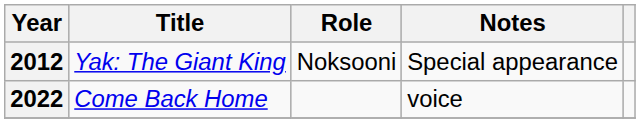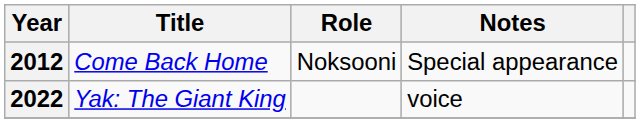(180, 61) Yak: The Giant King -> (171, 61) Come Back Home
(171, 99) Come Back Home -> (180, 99) Yak: The Giant King
